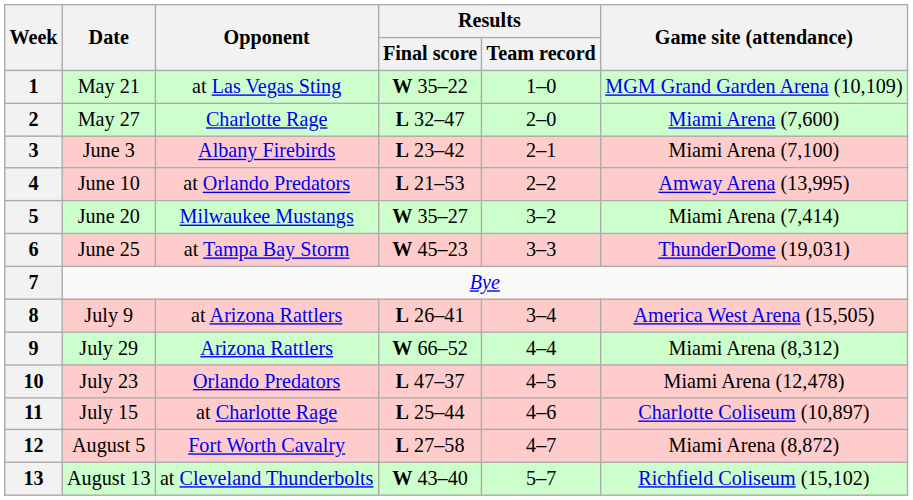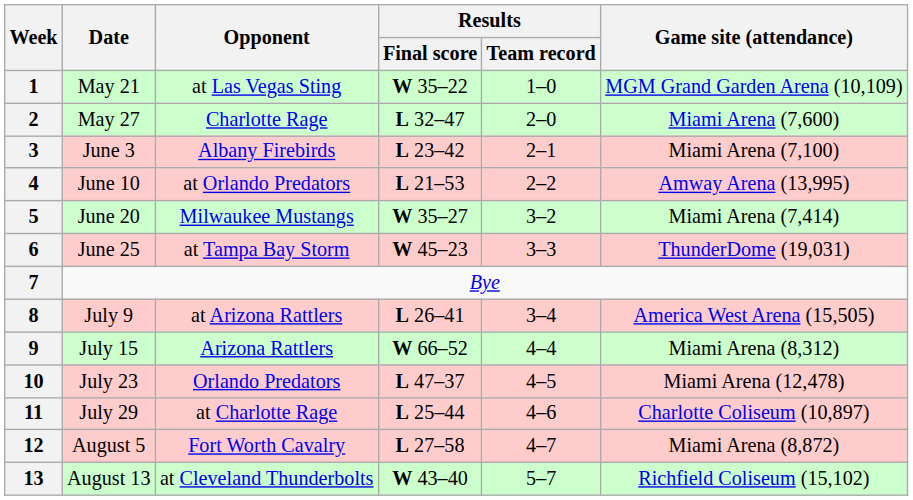(109, 347) July 29 -> (109, 347) July 15
(109, 413) July 15 -> (109, 413) July 29
